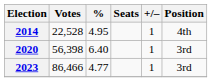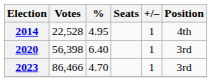(98, 67) 4.77 -> (98, 67) 4.70
